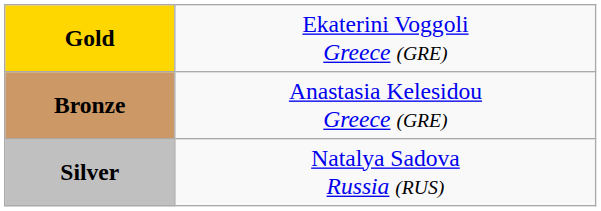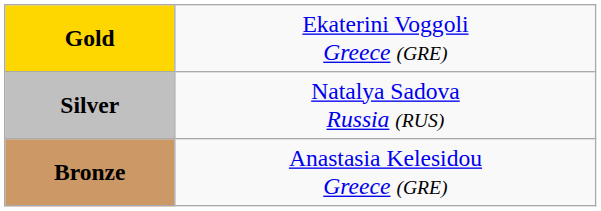rows swapped: (90, 171) <-> (90, 104)
